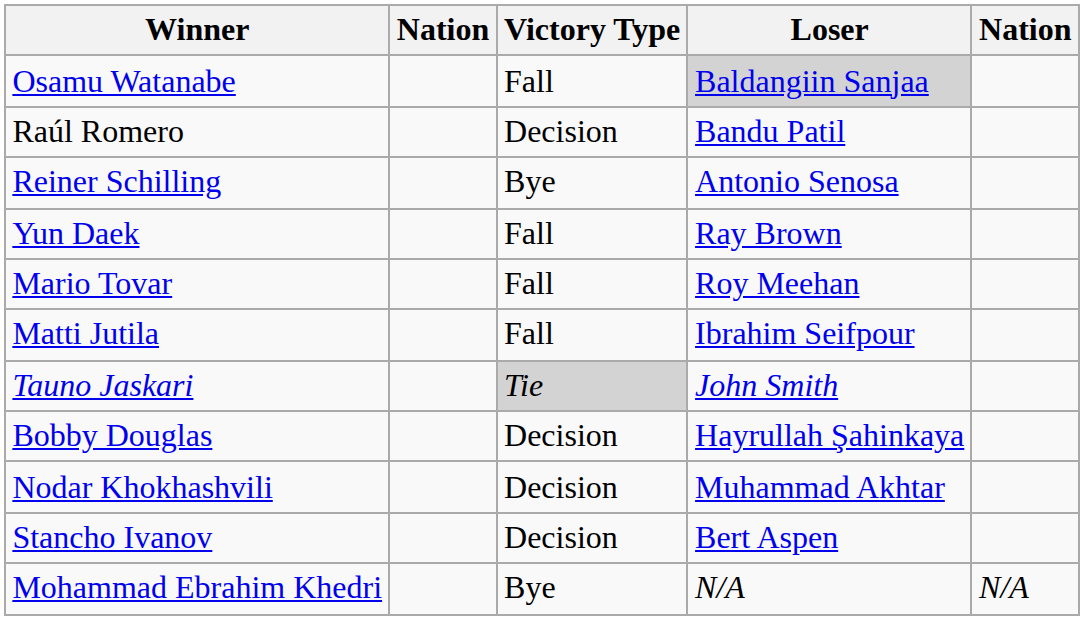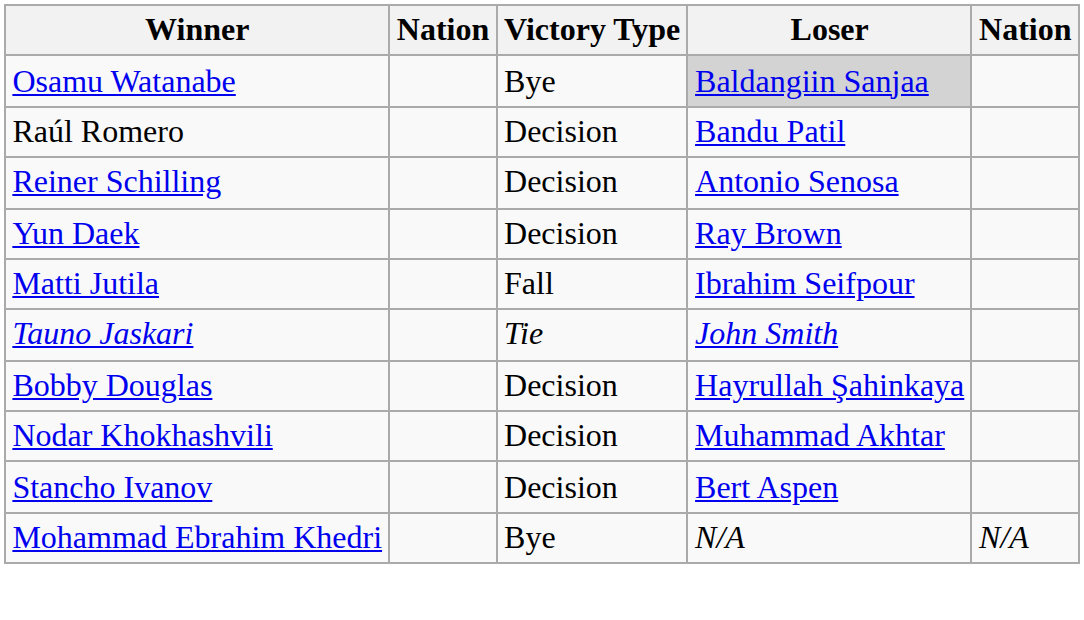(529, 80) Fall -> (530, 80) Bye
(530, 182) Bye -> (561, 182) Decision
(529, 232) Fall -> (561, 232) Decision
- row: (92, 283)
(524, 385) lightgrey background -> (524, 334) no background
